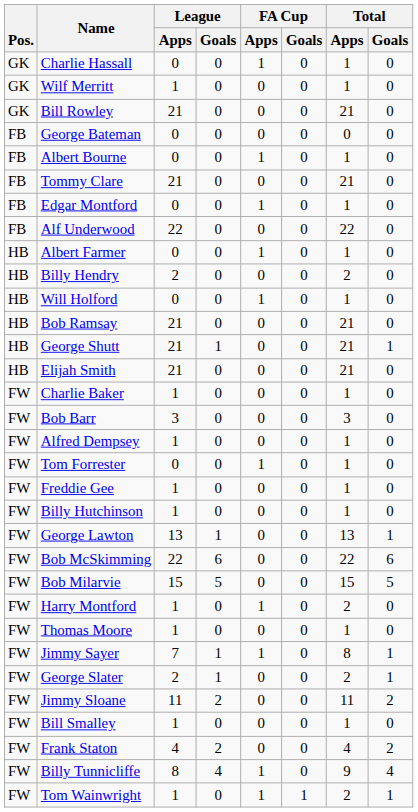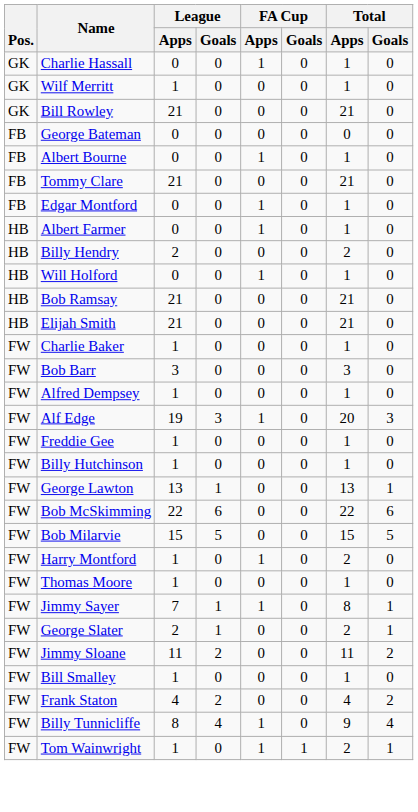- row: (88, 228)
- row: (80, 346)
+ row: (68, 417)
- row: (83, 464)
